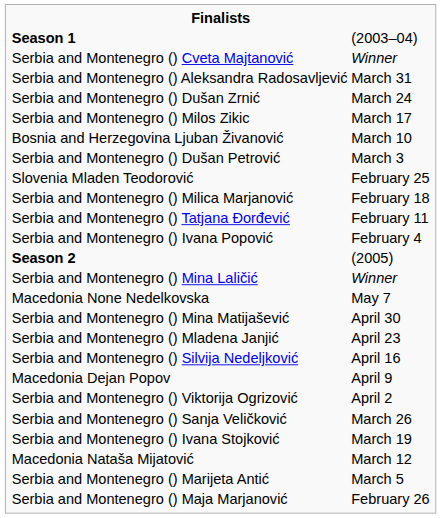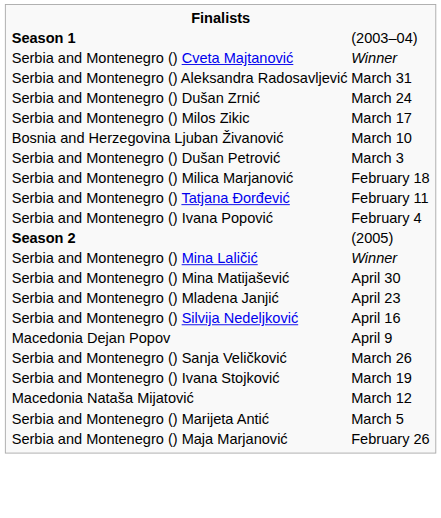- row: (103, 178)
- row: (110, 299)
- row: (155, 399)
